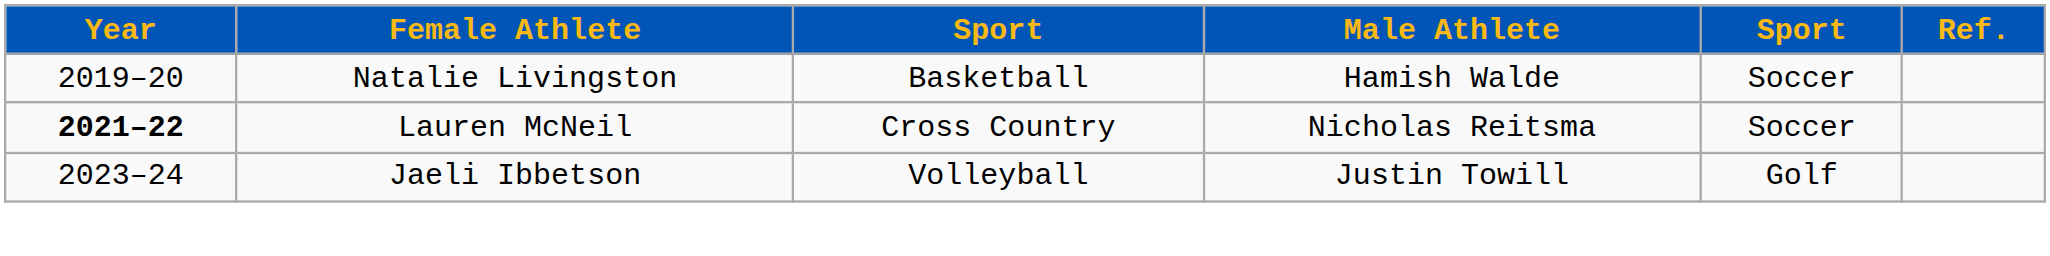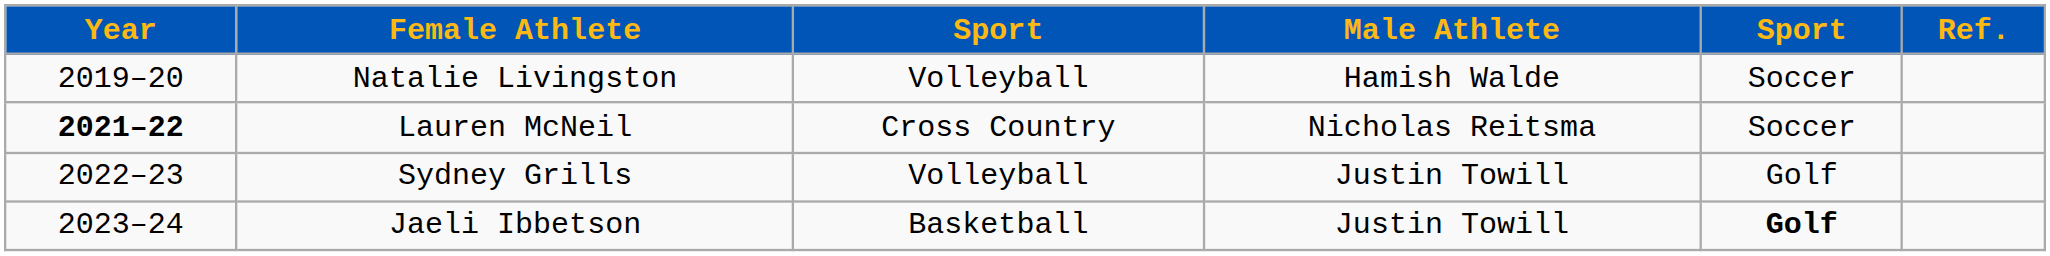(998, 79) Basketball -> (998, 79) Volleyball
+ row: (515, 176)
(998, 176) Volleyball -> (998, 225) Basketball
(1802, 176) normal -> (1802, 225) bold
